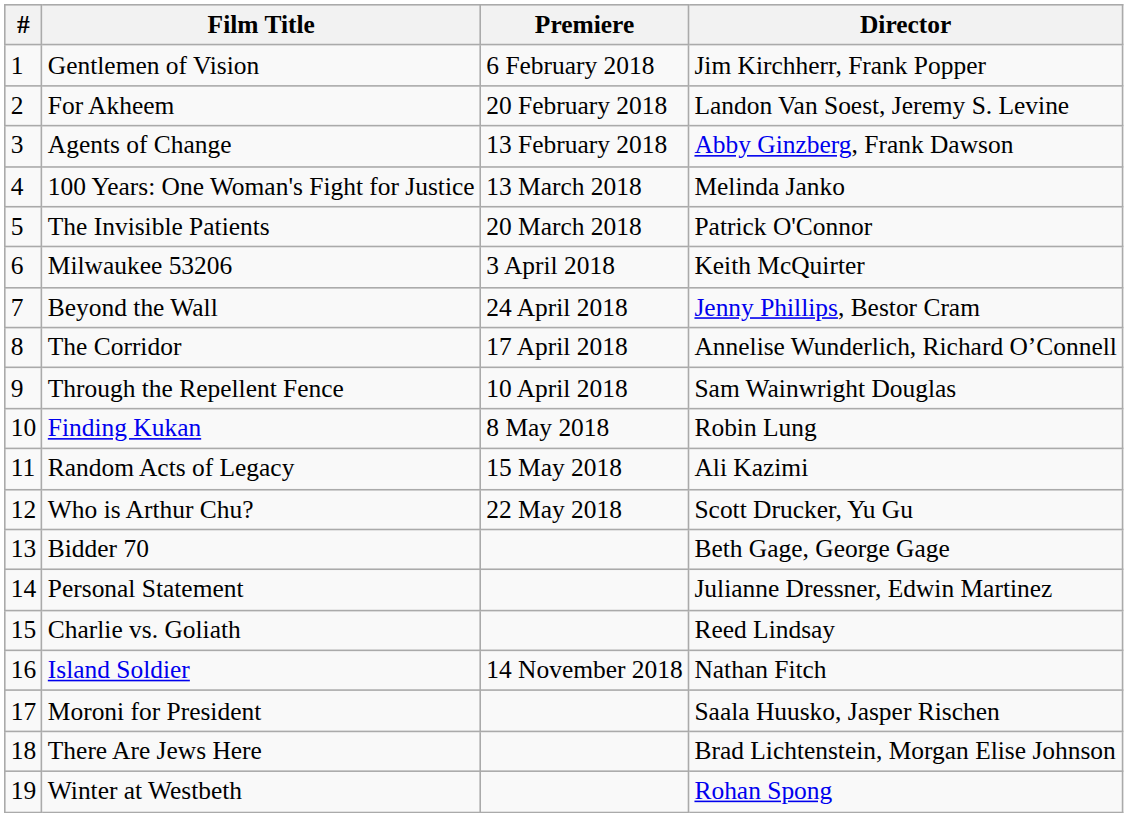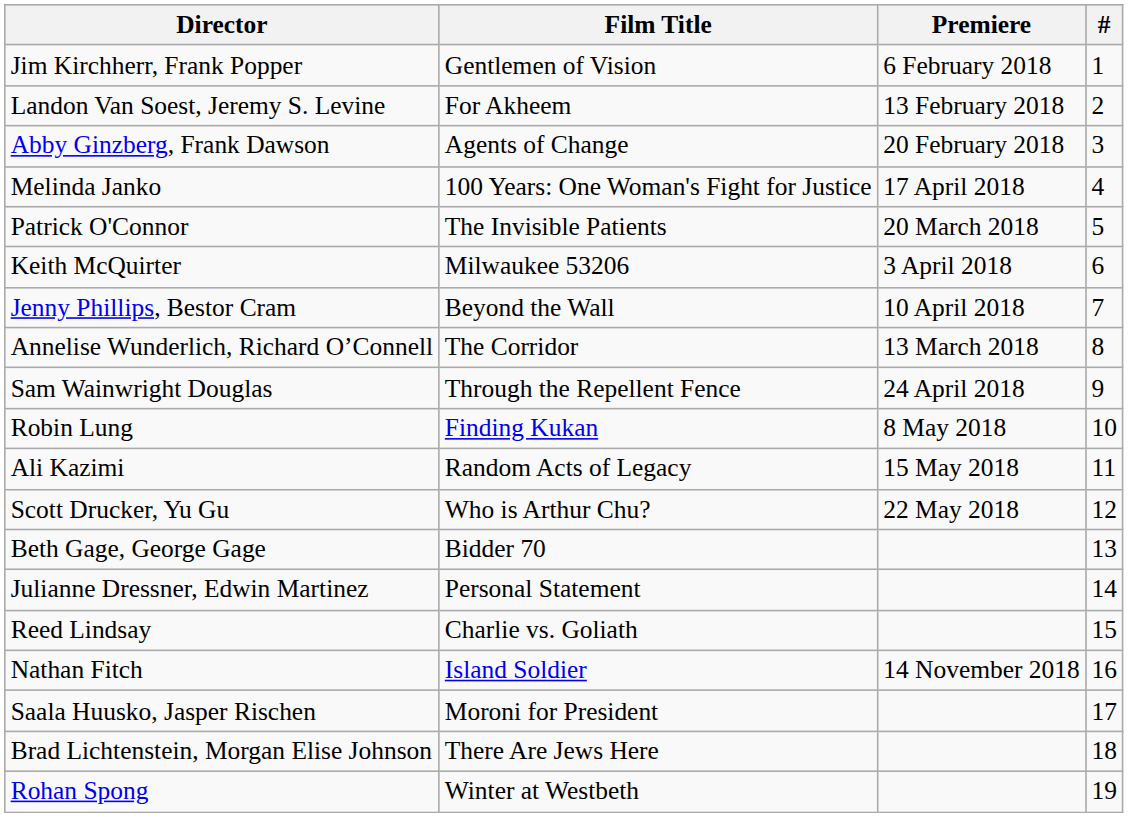columns swapped: (23, 24) <-> (906, 24)
(577, 105) 20 February 2018 -> (974, 105) 13 February 2018
(577, 145) 13 February 2018 -> (974, 145) 20 February 2018
(564, 186) 13 March 2018 -> (954, 186) 17 April 2018
(557, 307) 24 April 2018 -> (954, 307) 10 April 2018
(557, 347) 17 April 2018 -> (961, 347) 13 March 2018
(557, 387) 10 April 2018 -> (954, 387) 24 April 2018
